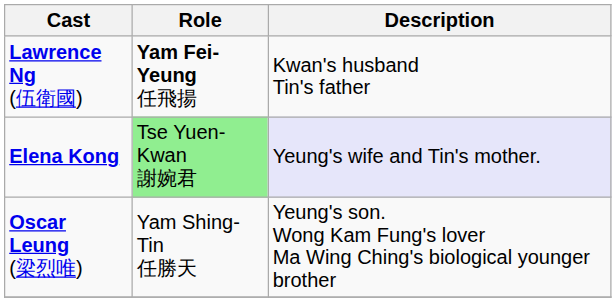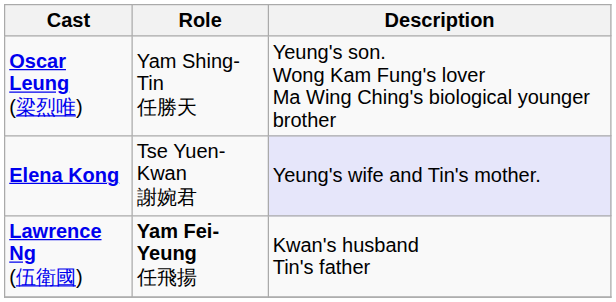rows swapped: (55, 75) <-> (46, 245)
(181, 155) lightgreen background -> (181, 174) no background
